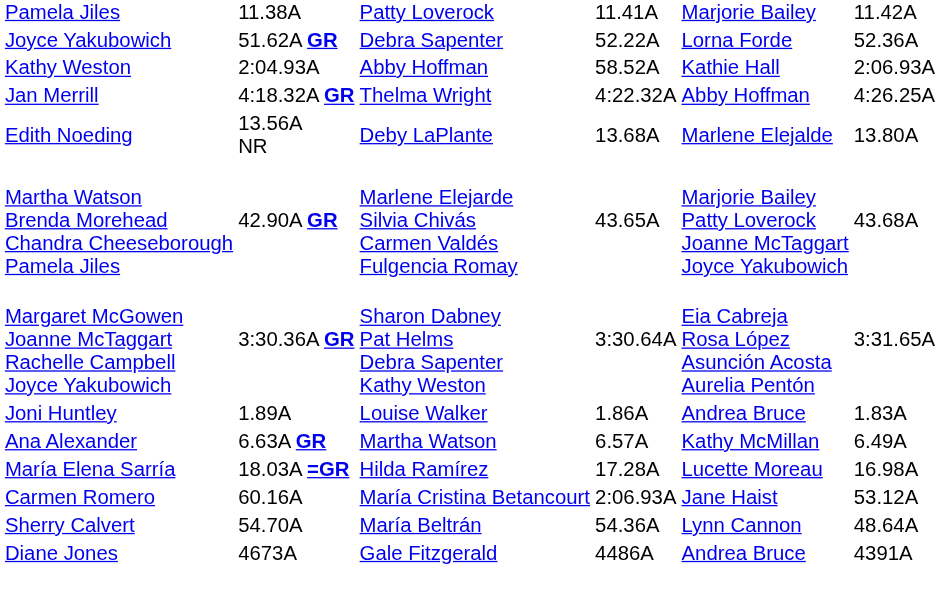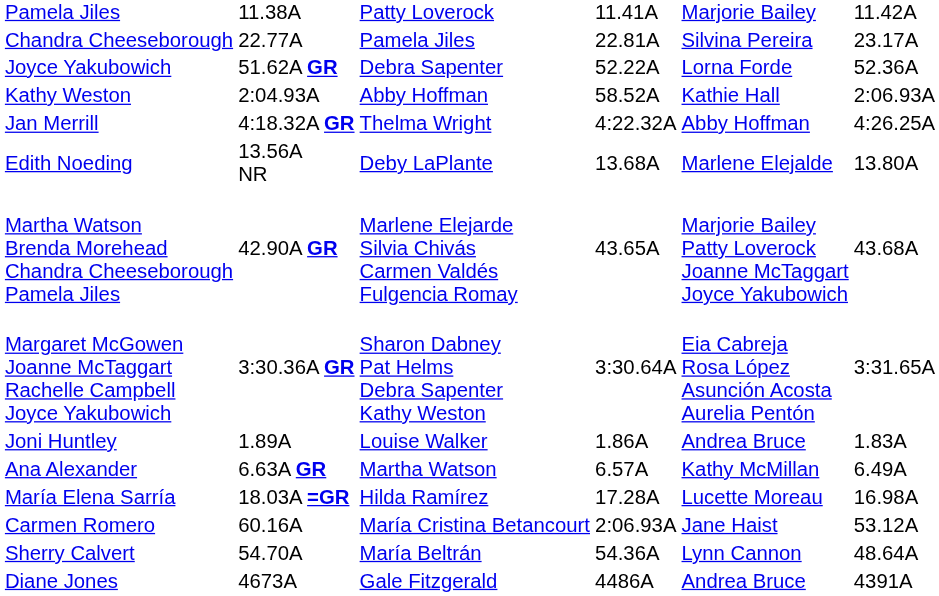+ row: (119, 40)
